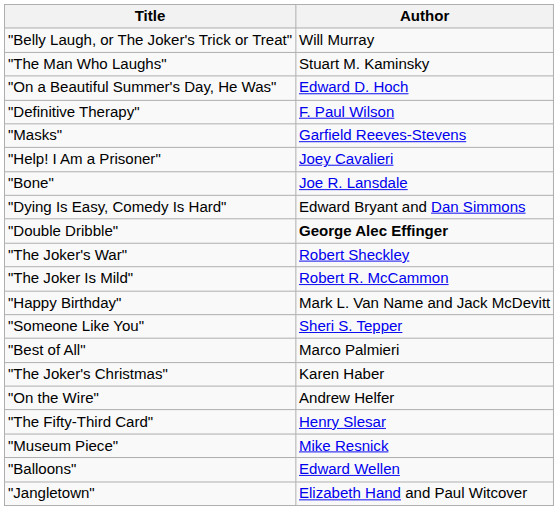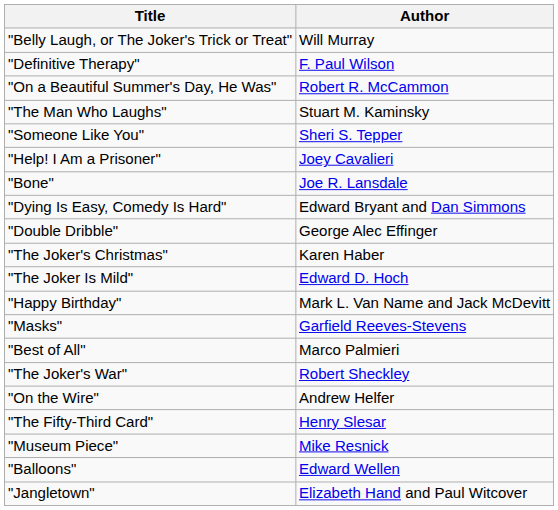rows swapped: (74, 111) <-> (87, 64)
(354, 87) Edward D. Hoch -> (374, 87) Robert R. McCammon
rows swapped: (76, 326) <-> (35, 135)
(374, 231) bold -> (368, 231) normal
rows swapped: (68, 254) <-> (88, 374)
(374, 278) Robert R. McCammon -> (354, 278) Edward D. Hoch
